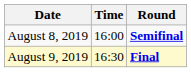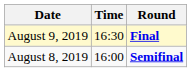rows swapped: (48, 35) <-> (48, 56)
